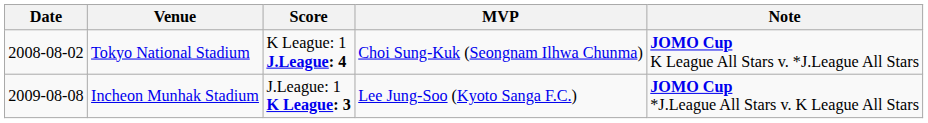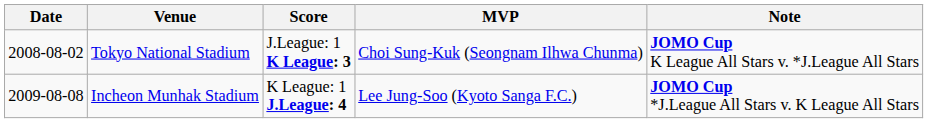(306, 52) K League: 1 J.League: 4 -> (309, 52) J.League: 1 K League: 3
(309, 95) J.League: 1 K League: 3 -> (306, 95) K League: 1 J.League: 4
